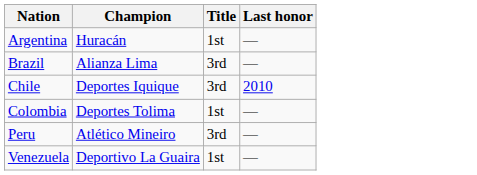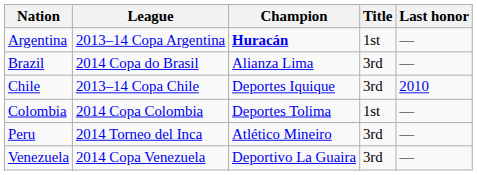+ column: (151, 16)
(101, 39) normal -> (260, 39) bold
(215, 157) 1st -> (373, 157) 3rd
